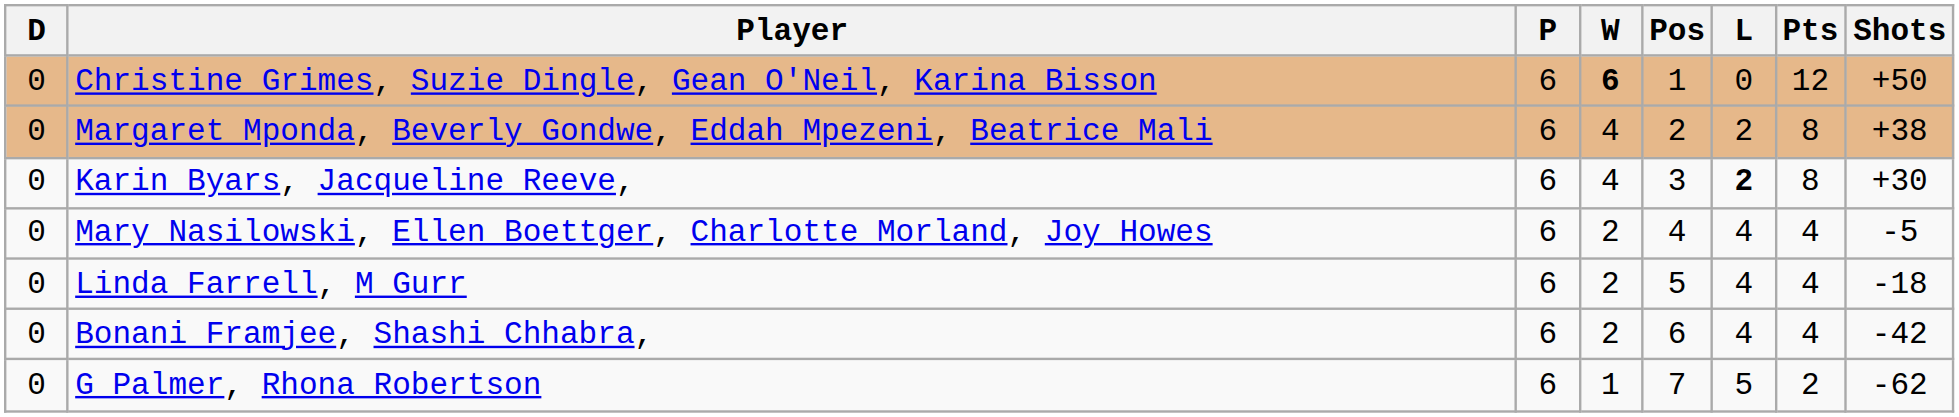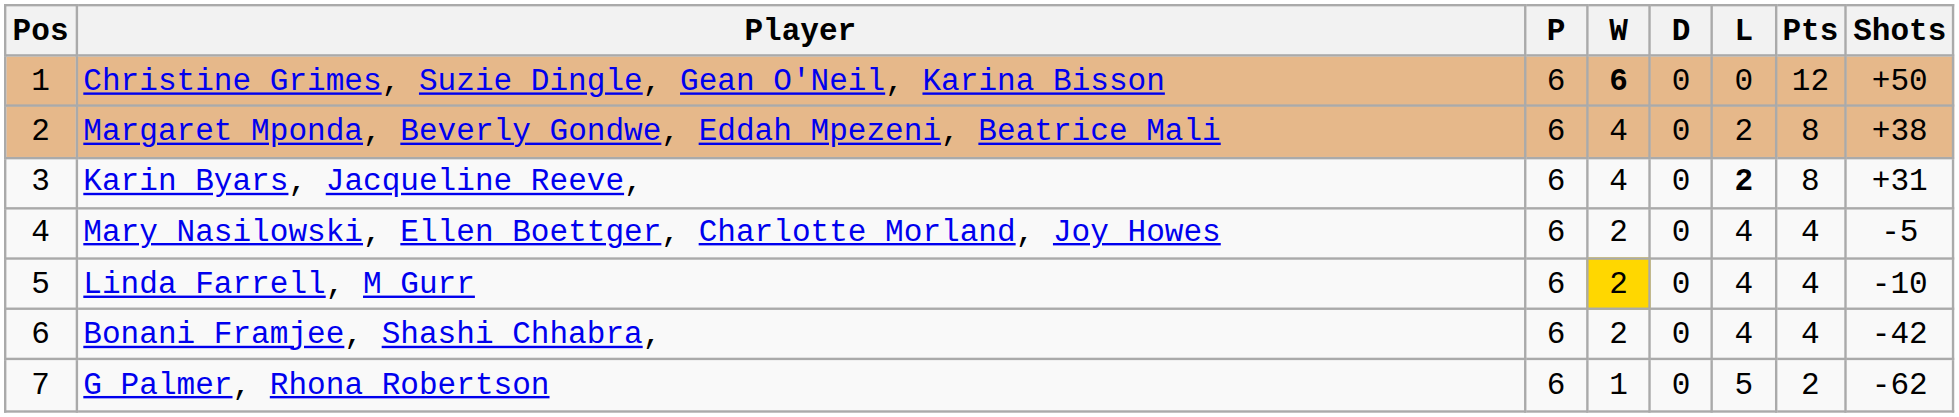columns swapped: (1677, 31) <-> (36, 31)
(1900, 182) +30 -> (1900, 182) +31
(1610, 284) no background -> (1619, 284) gold background
(1900, 284) -18 -> (1900, 284) -10
